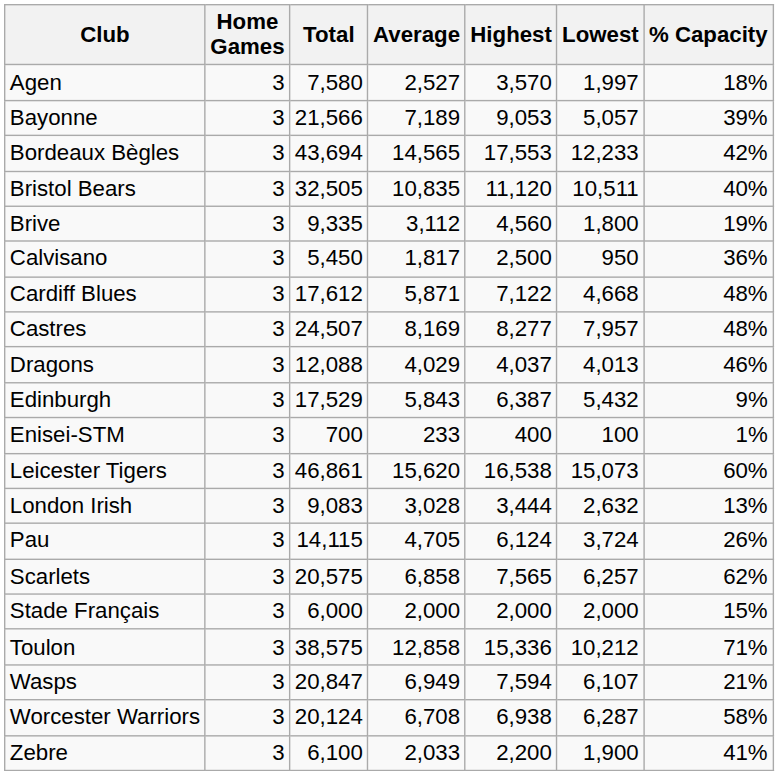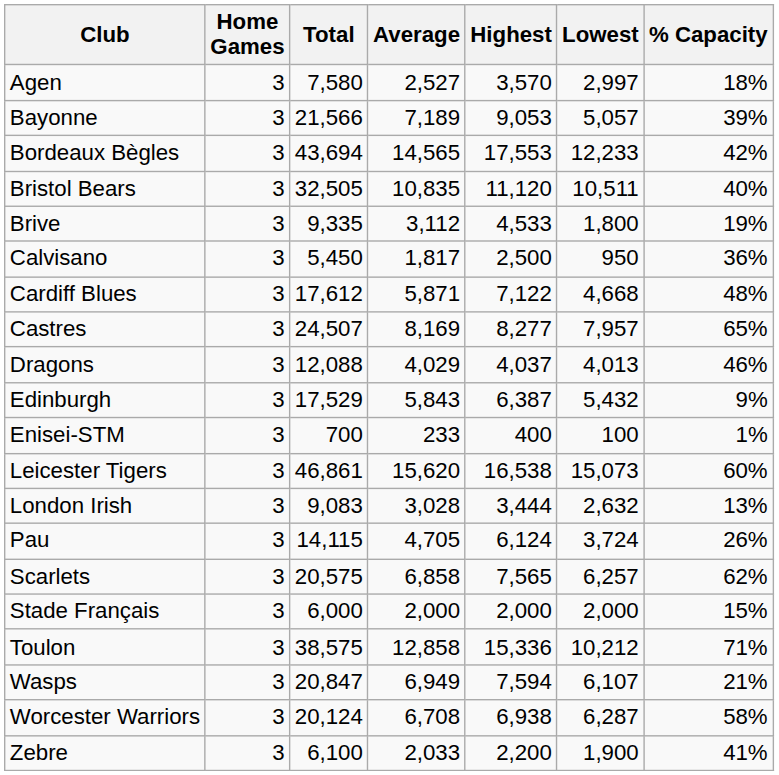(611, 82) 1,997 -> (611, 82) 2,997
(524, 223) 4,560 -> (524, 223) 4,533
(745, 329) 48% -> (745, 329) 65%
